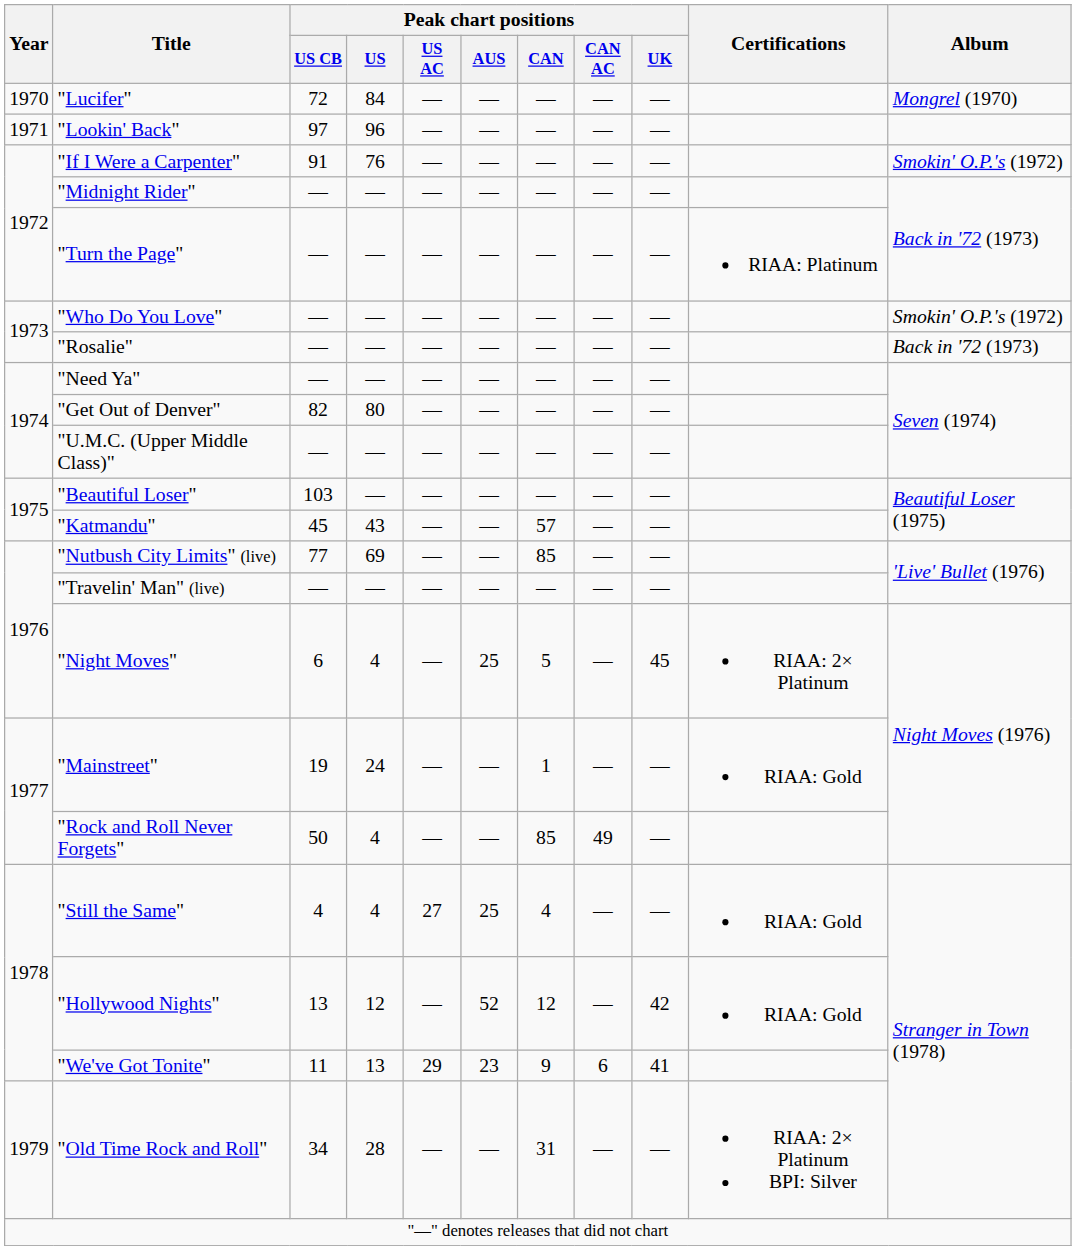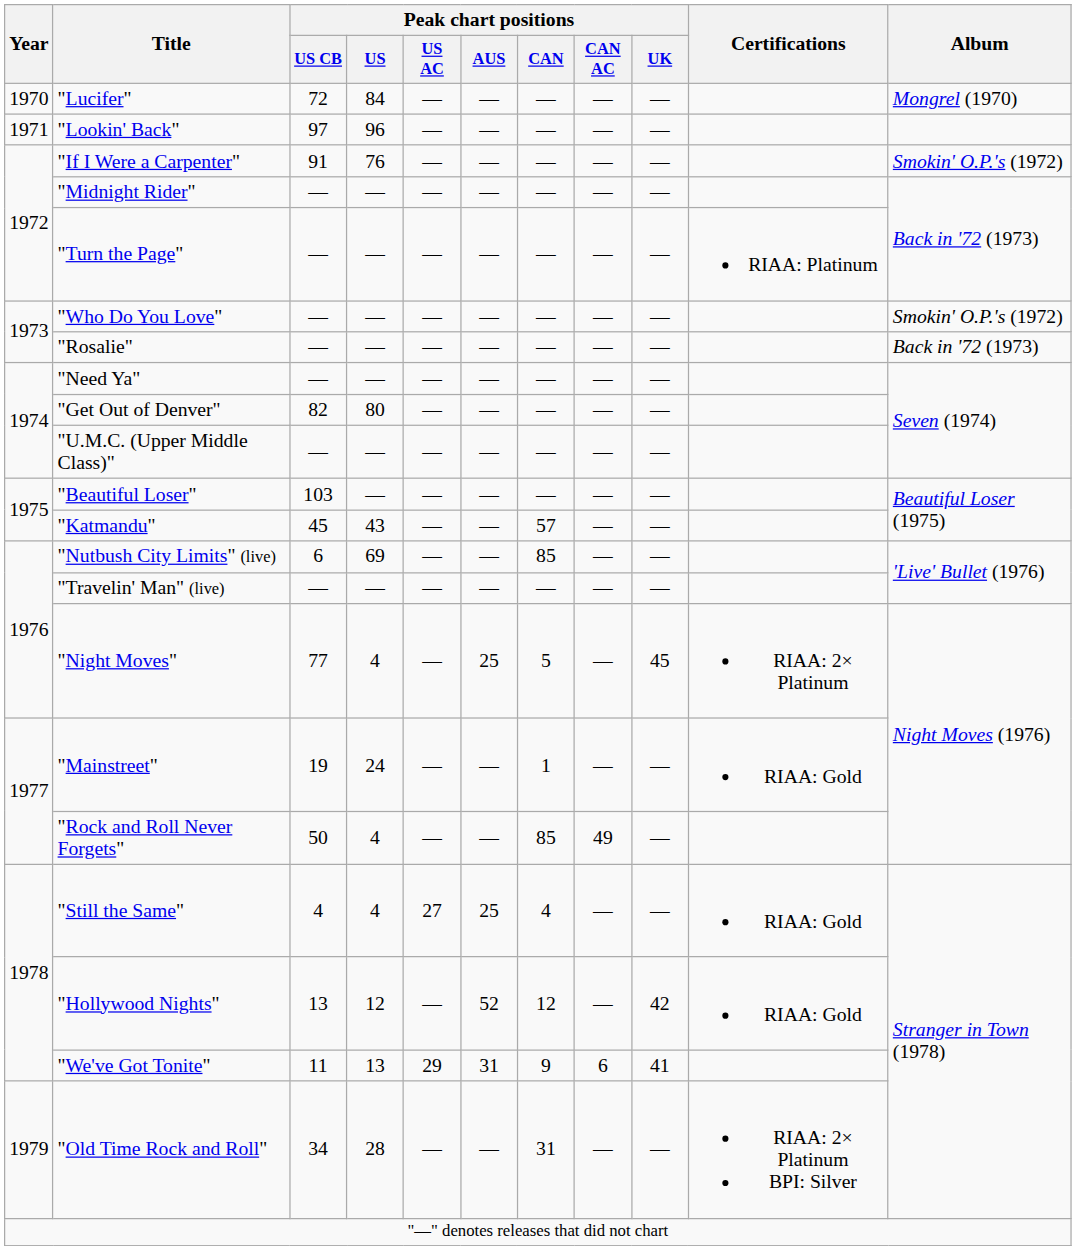(318, 556) 77 -> (318, 556) 6
(318, 660) 6 -> (318, 660) 77
(489, 1065) 23 -> (489, 1065) 31
